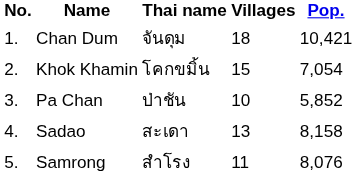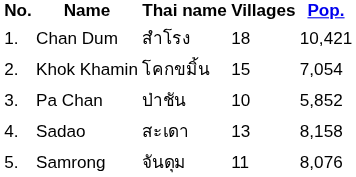(164, 38) จันดุม -> (166, 38) สำโรง
(166, 162) สำโรง -> (164, 162) จันดุม
